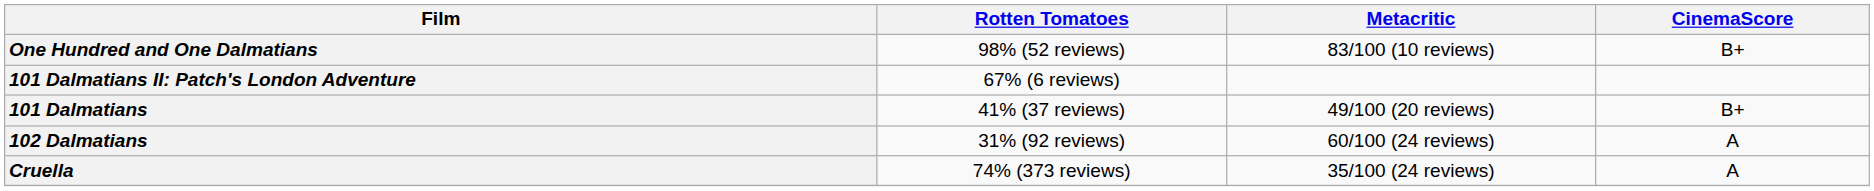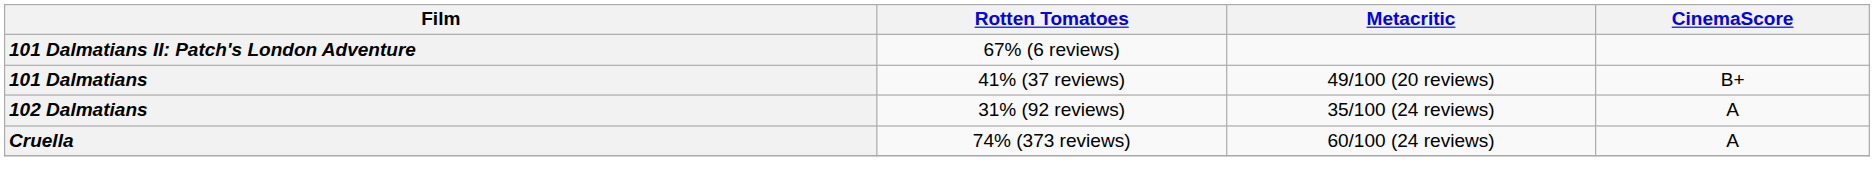- row: (163, 49)
(1411, 140) 60/100 (24 reviews) -> (1411, 110) 35/100 (24 reviews)
(1411, 170) 35/100 (24 reviews) -> (1411, 140) 60/100 (24 reviews)
